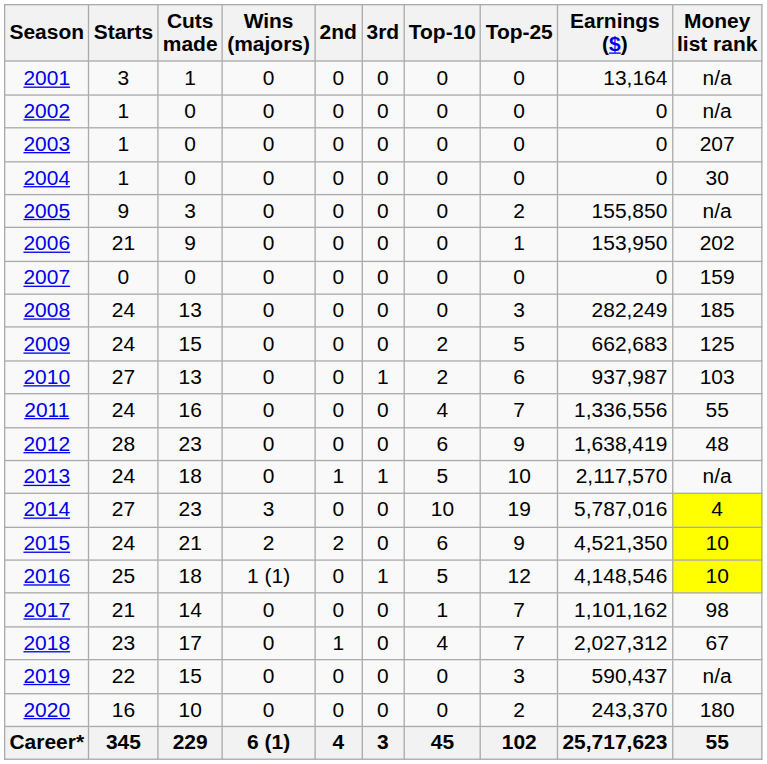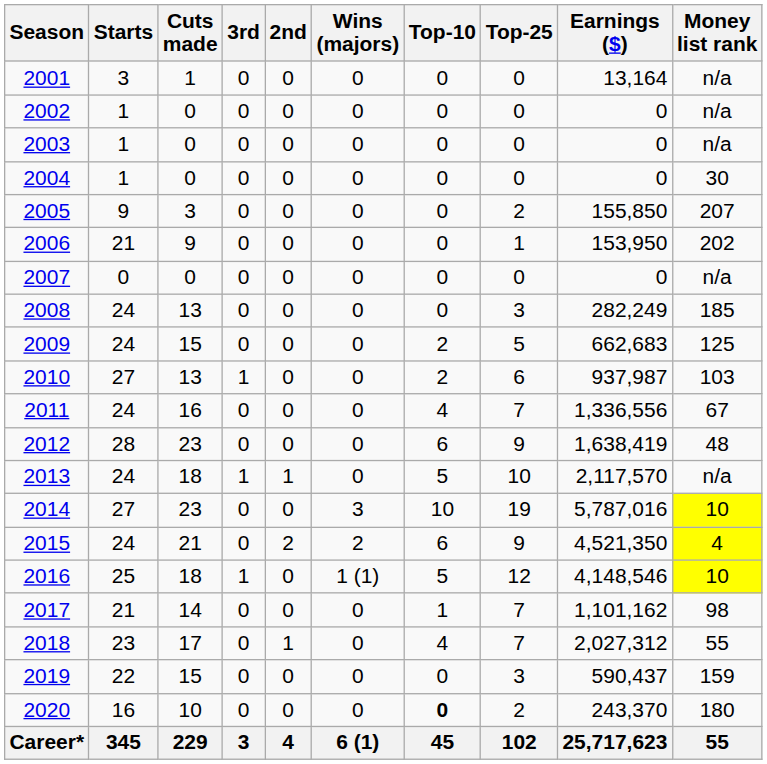columns swapped: (269, 32) <-> (383, 32)
(717, 144) 207 -> (717, 144) n/a
(717, 210) n/a -> (717, 210) 207
(717, 277) 159 -> (717, 277) n/a
(717, 410) 55 -> (717, 410) 67
(717, 510) 4 -> (717, 510) 10
(717, 543) 10 -> (717, 543) 4
(717, 643) 67 -> (717, 643) 55
(717, 676) n/a -> (717, 676) 159
(442, 709) normal -> (442, 709) bold
